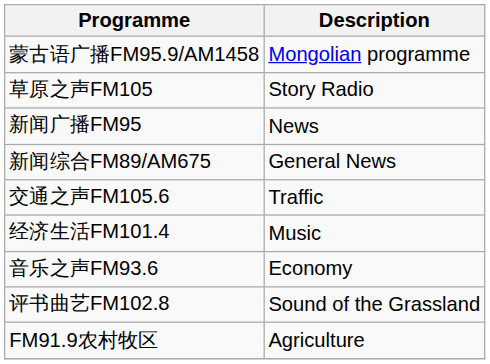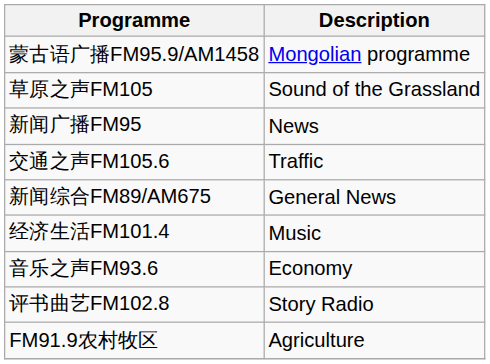(321, 90) Story Radio -> (374, 90) Sound of the Grassland
rows swapped: (110, 160) <-> (89, 196)
(374, 304) Sound of the Grassland -> (321, 304) Story Radio
